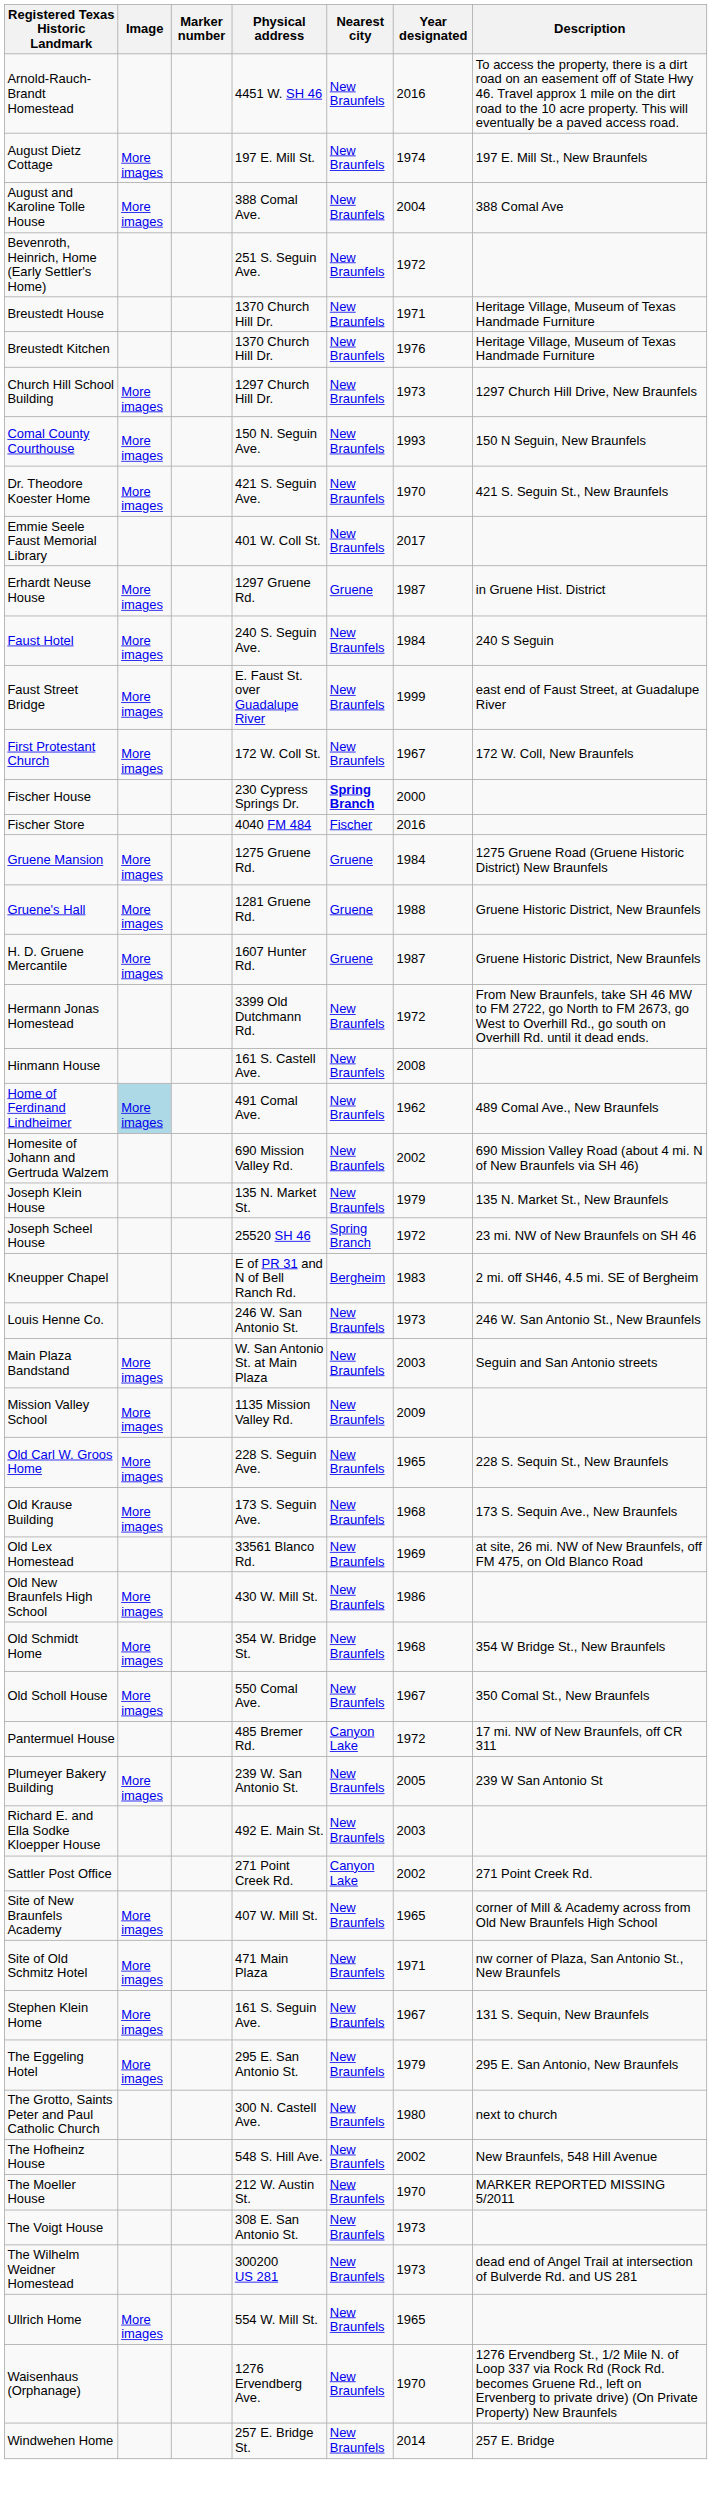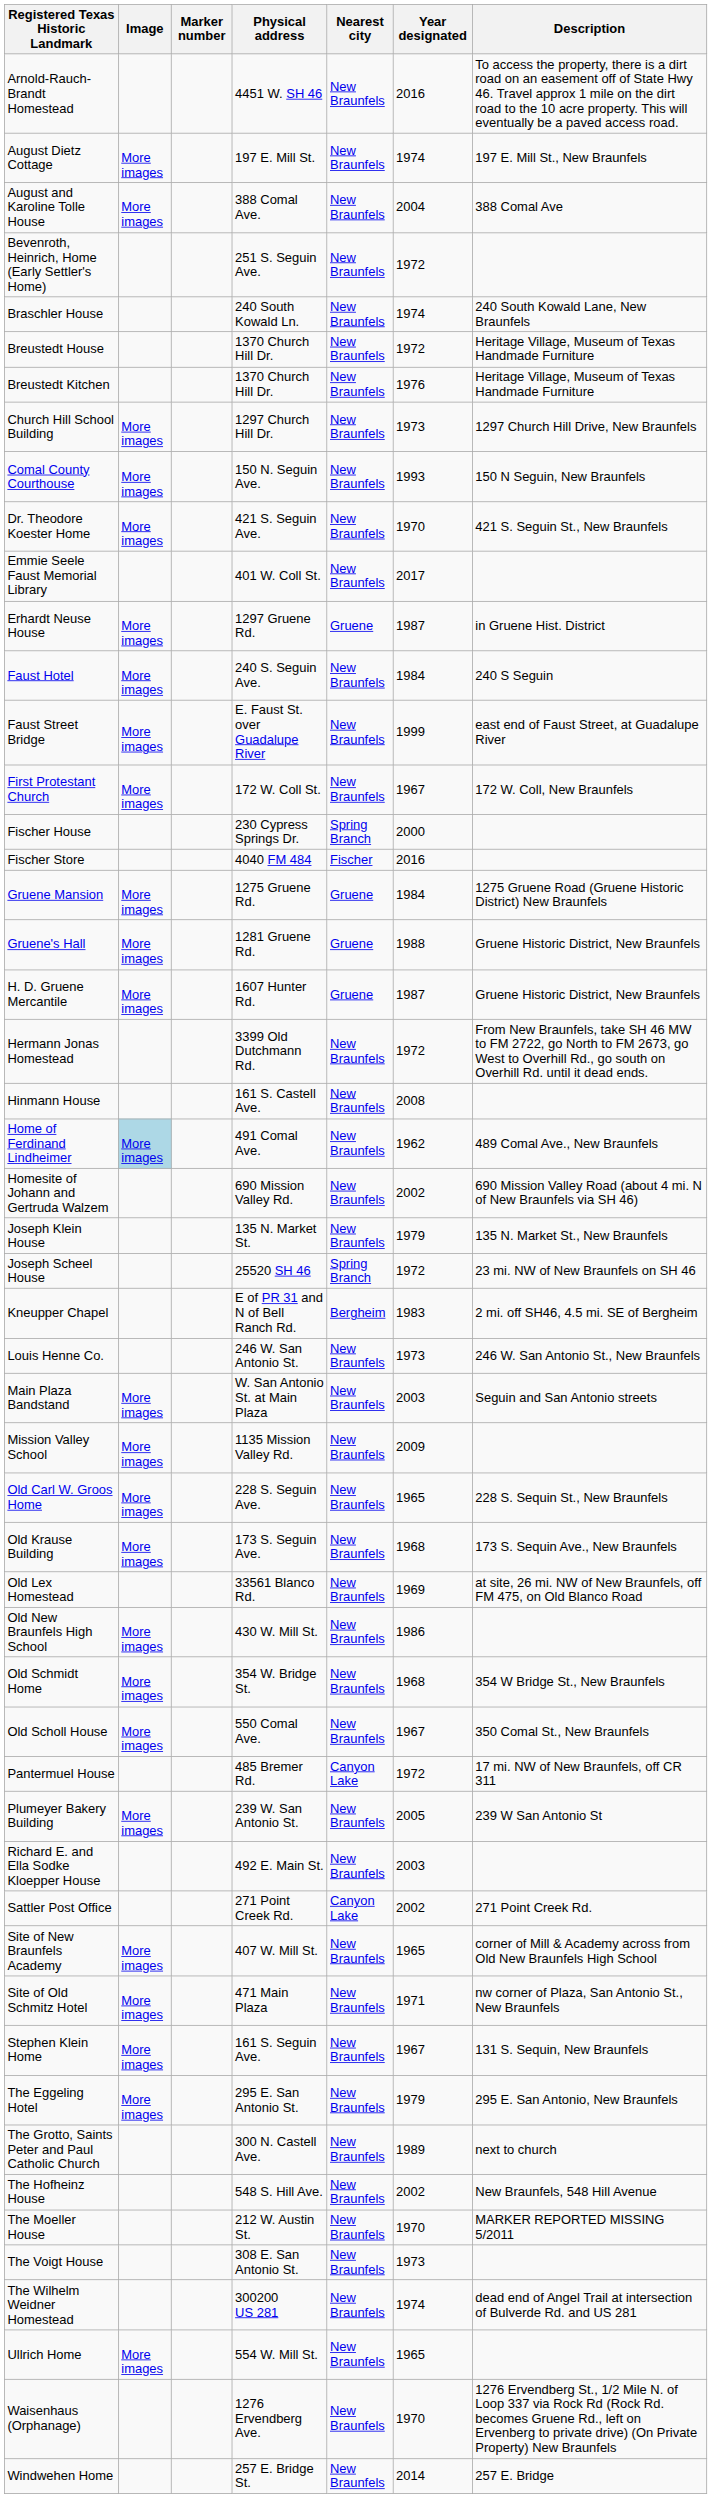+ row: (55, 314)
(411, 314) 1971 -> (410, 349) 1972
(352, 796) bold -> (351, 832) normal
(411, 2114) 1980 -> (410, 2149) 1989
(411, 2269) 1973 -> (410, 2304) 1974
